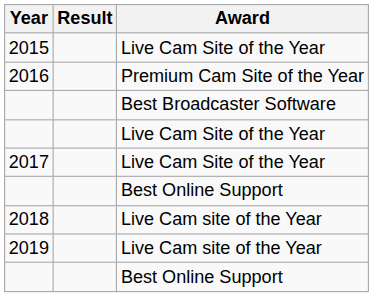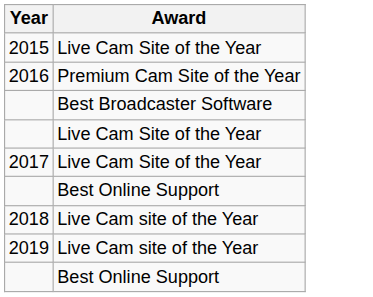- column: (85, 18)
